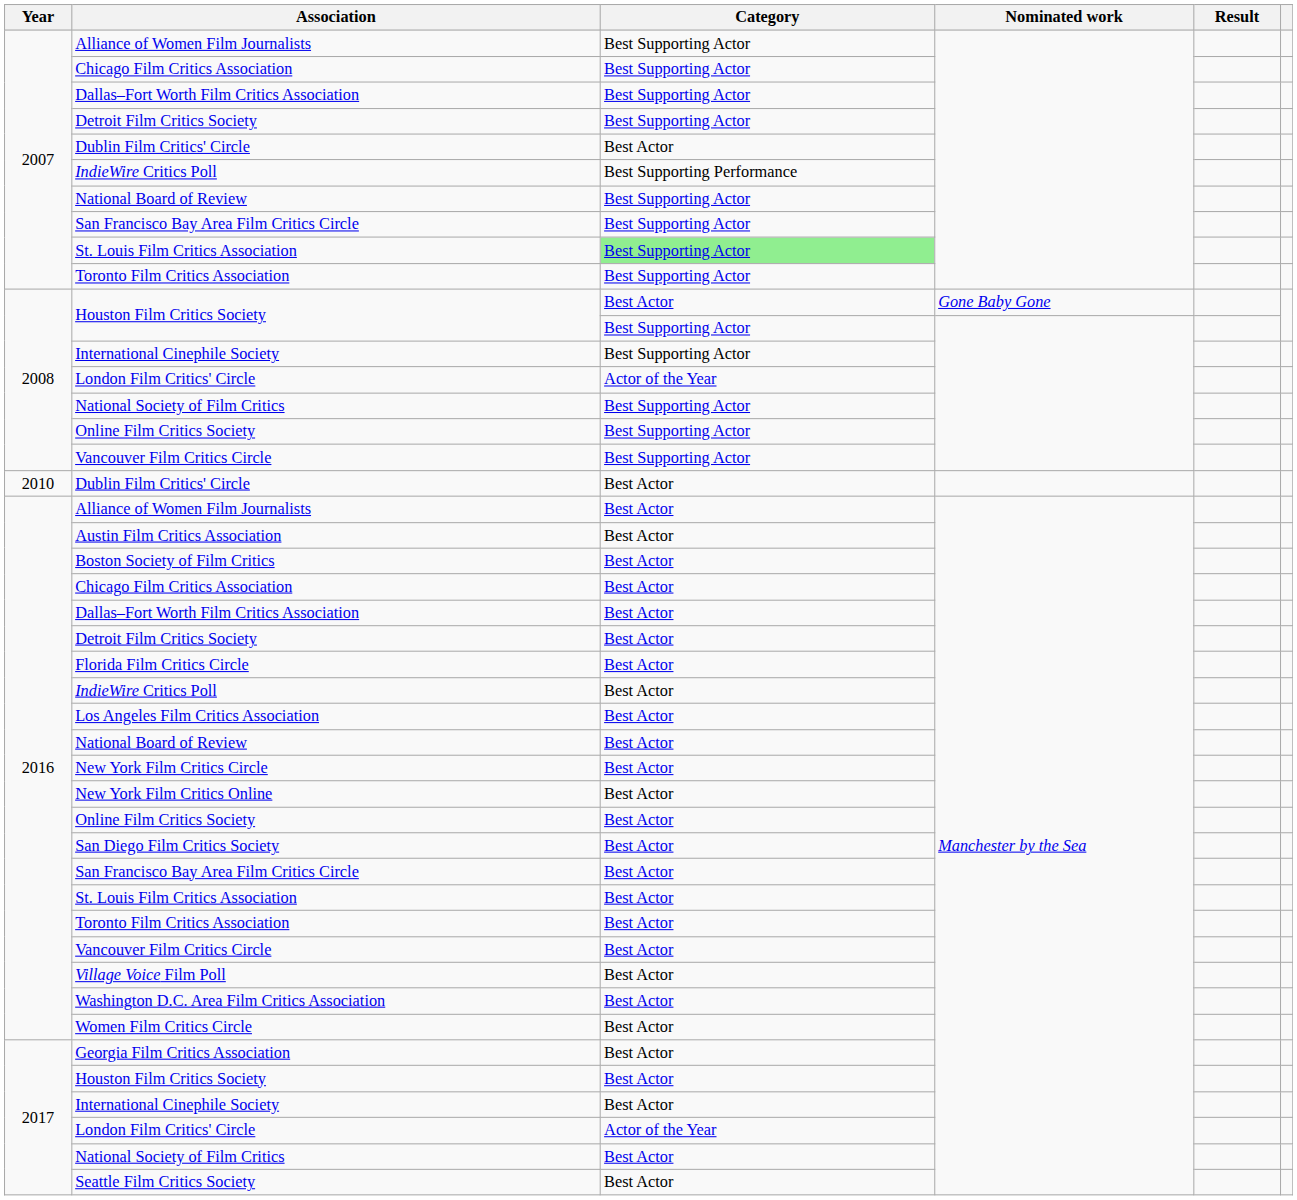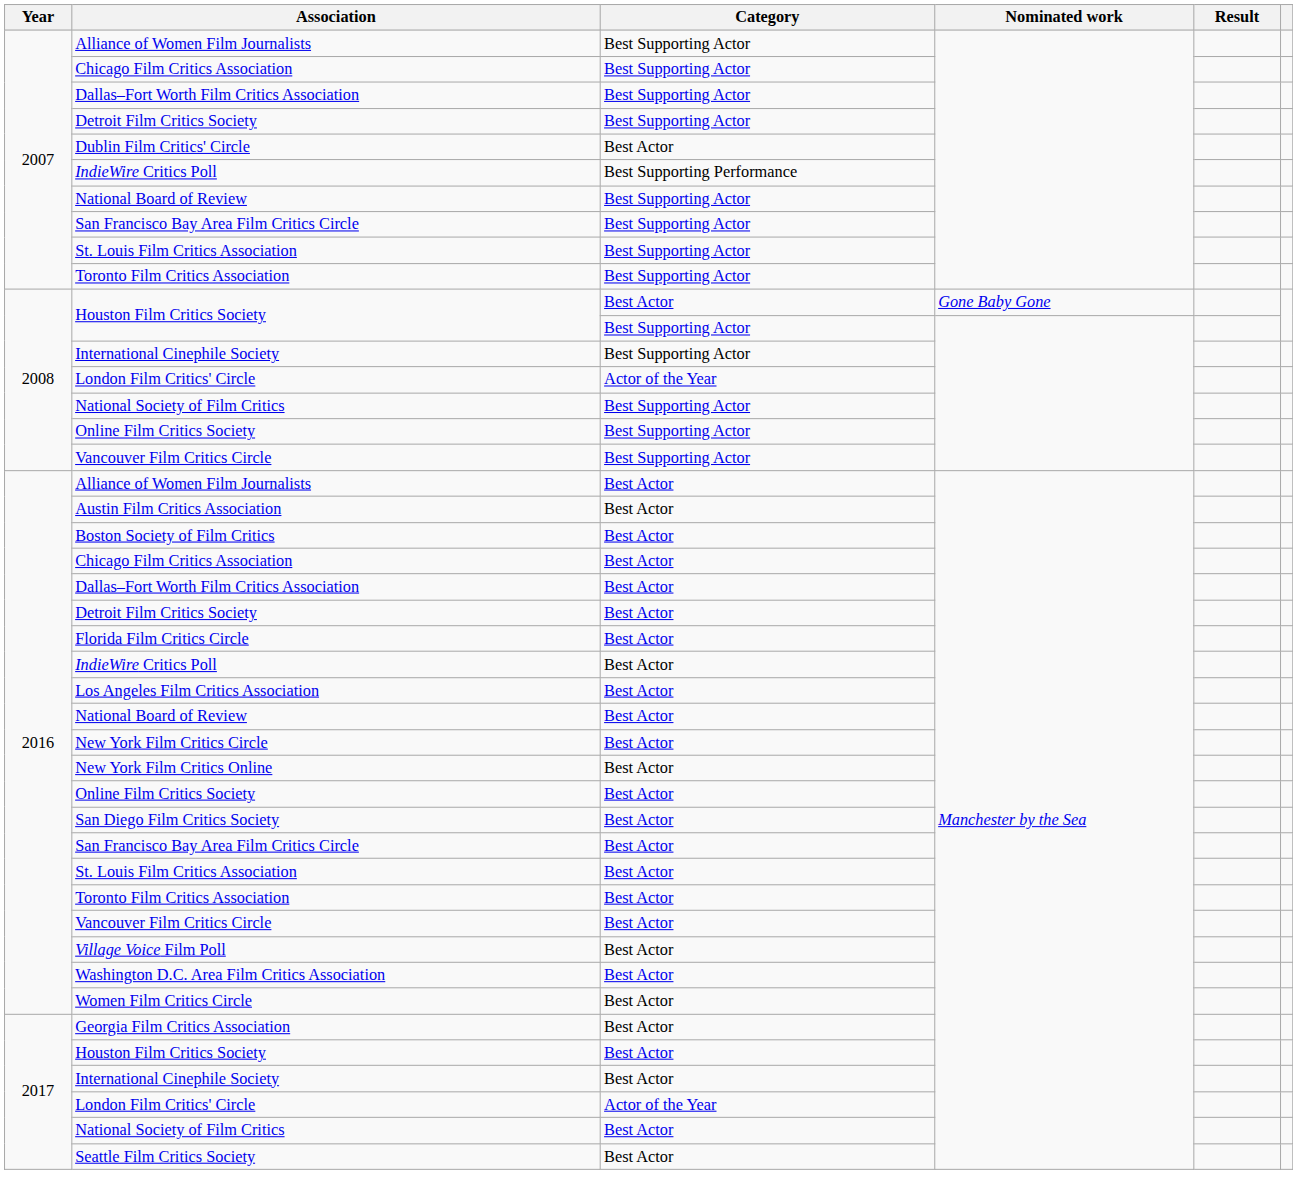(677, 250) lightgreen background -> (677, 250) no background
- row: (38, 483)
